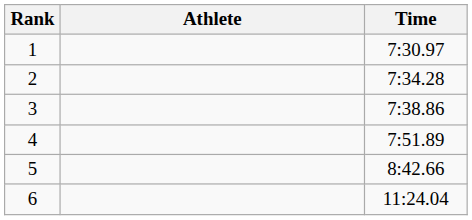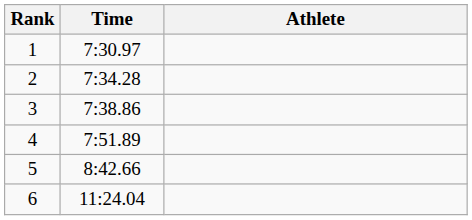columns swapped: (212, 19) <-> (416, 19)
